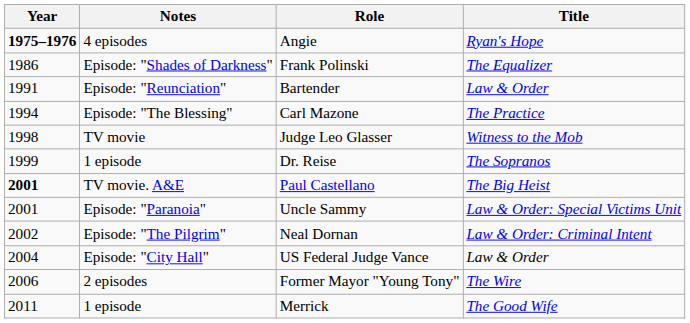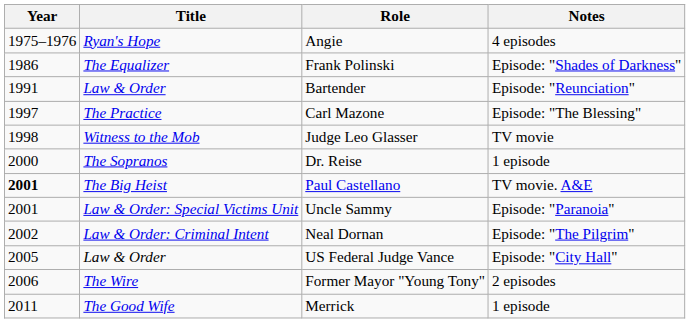columns swapped: (574, 16) <-> (178, 16)
(42, 40) bold -> (42, 40) normal
(23, 112) 1994 -> (23, 112) 1997
(23, 161) 1999 -> (23, 161) 2000
(23, 257) 2004 -> (23, 257) 2005
